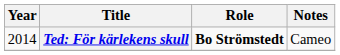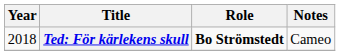(22, 38) 2014 -> (22, 38) 2018
